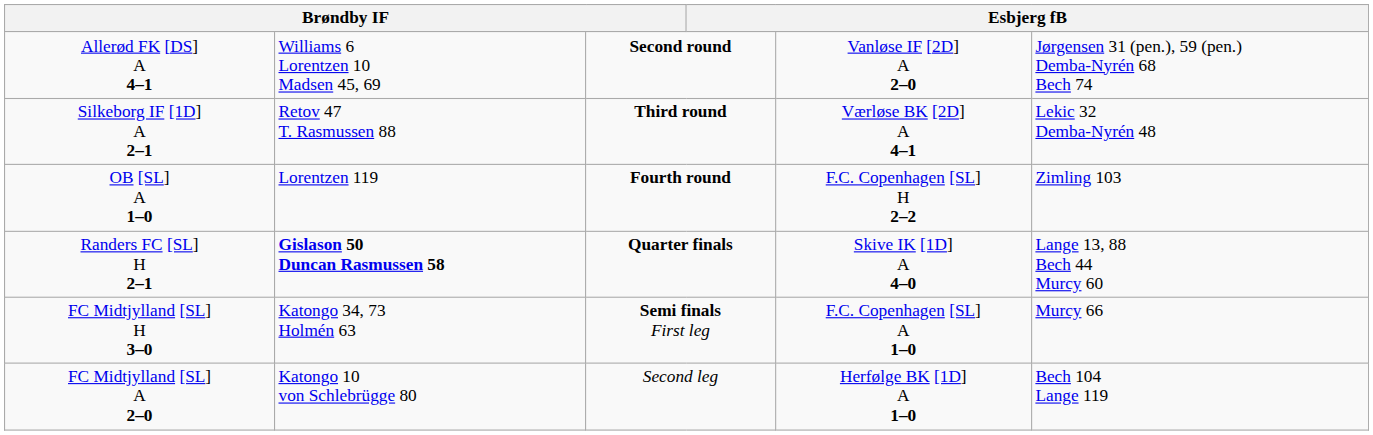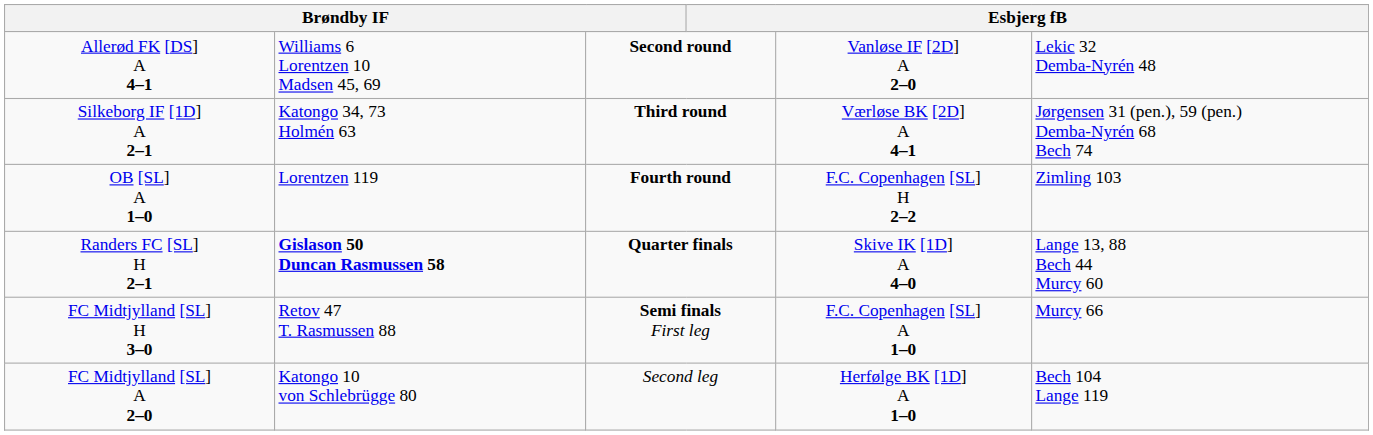(1139, 65) Jørgensen 31 (pen.), 59 (pen.) Demba-Nyrén 68 Bech 74 -> (1096, 55) Lekic 32 Demba-Nyrén 48
(337, 121) Retov 47 T. Rasmussen 88 -> (332, 121) Katongo 34, 73 Holmén 63
(1096, 121) Lekic 32 Demba-Nyrén 48 -> (1139, 131) Jørgensen 31 (pen.), 59 (pen.) Demba-Nyrén 68 Bech 74
(332, 320) Katongo 34, 73 Holmén 63 -> (337, 320) Retov 47 T. Rasmussen 88
